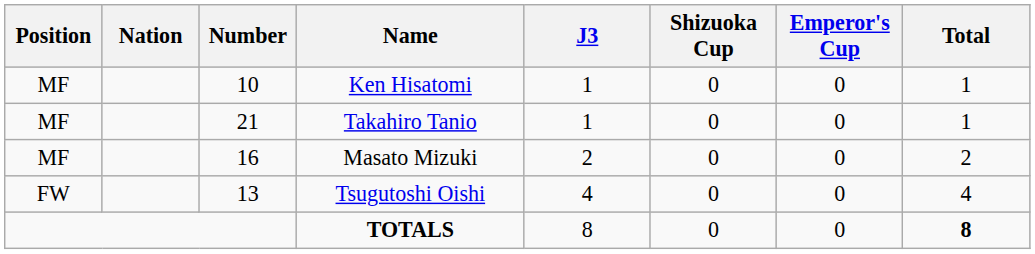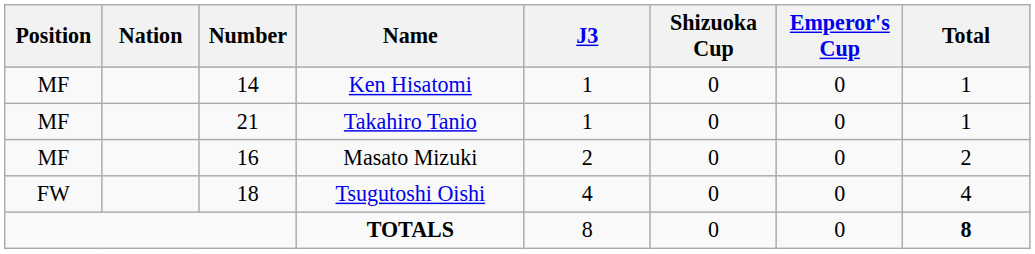(248, 85) 10 -> (248, 85) 14
(248, 194) 13 -> (248, 194) 18
